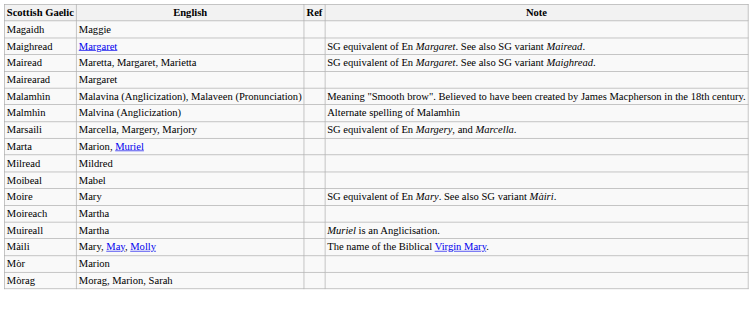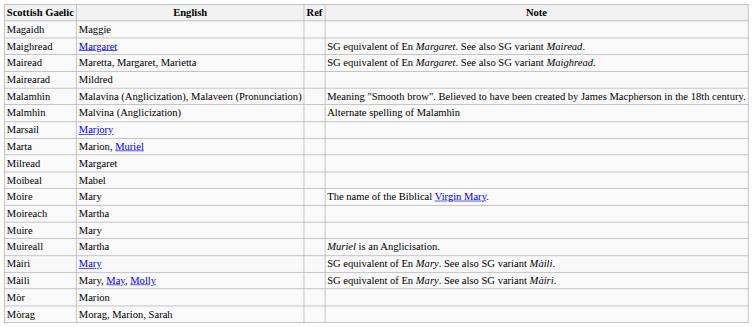(98, 79) Margaret -> (96, 79) Mildred
+ row: (23, 130)
- row: (24, 130)
(96, 163) Mildred -> (98, 163) Margaret
(442, 197) SG equivalent of En Mary. See also SG variant Màiri. -> (408, 197) The name of the Biblical Virgin Mary.
+ row: (20, 230)
+ row: (18, 264)
(408, 247) The name of the Biblical Virgin Mary. -> (442, 280) SG equivalent of En Mary. See also SG variant Màiri.
